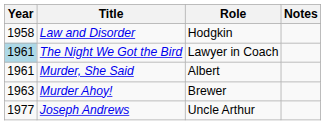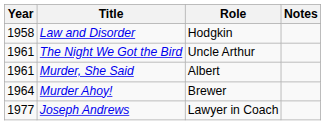(21, 52) lightblue background -> (21, 52) no background
(233, 52) Lawyer in Coach -> (221, 52) Uncle Arthur
(21, 91) 1963 -> (21, 91) 1964
(221, 110) Uncle Arthur -> (233, 110) Lawyer in Coach
